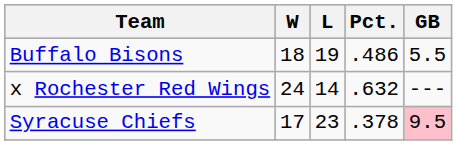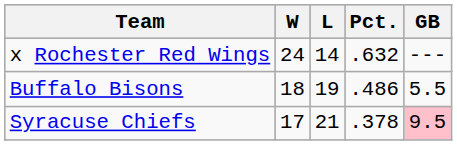rows swapped: (140, 89) <-> (97, 55)
(327, 123) 23 -> (327, 123) 21
